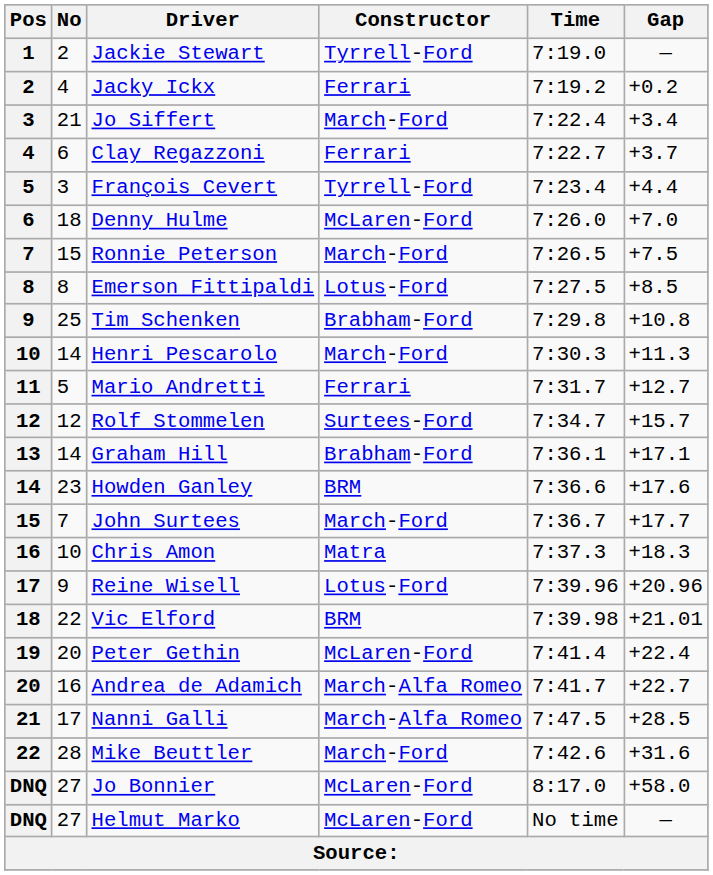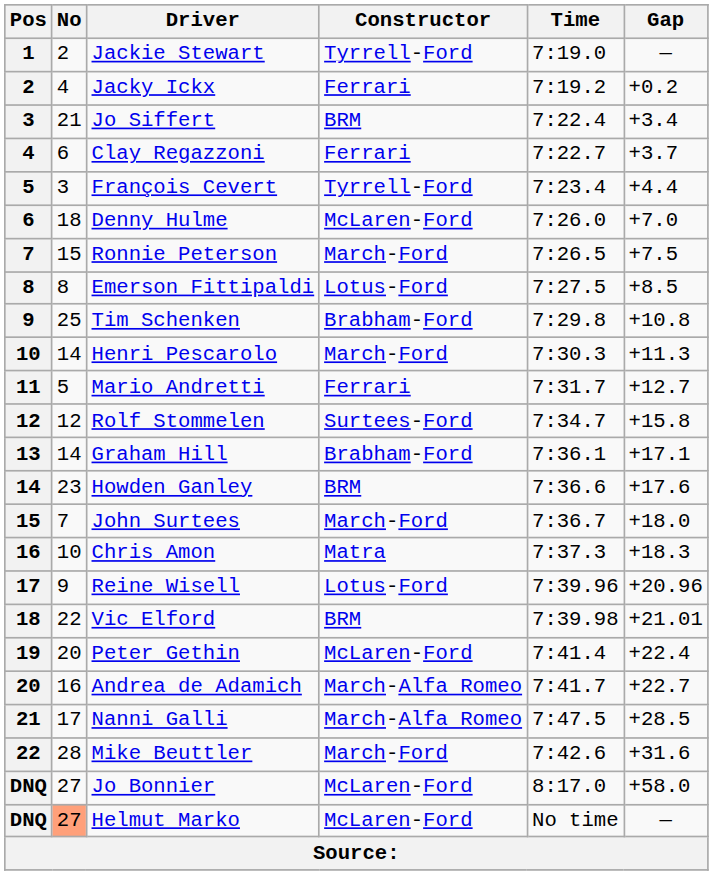(386, 122) March-Ford -> (343, 122) BRM
(659, 421) +15.7 -> (659, 421) +15.8
(659, 521) +17.7 -> (659, 521) +18.0
(69, 821) no background -> (69, 821) lightsalmon background
